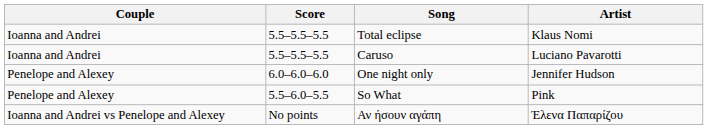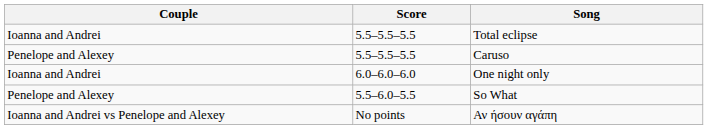- column: (616, 14)
(54, 54) Ioanna and Andrei -> (61, 54) Penelope and Alexey
(61, 74) Penelope and Alexey -> (54, 74) Ioanna and Andrei
